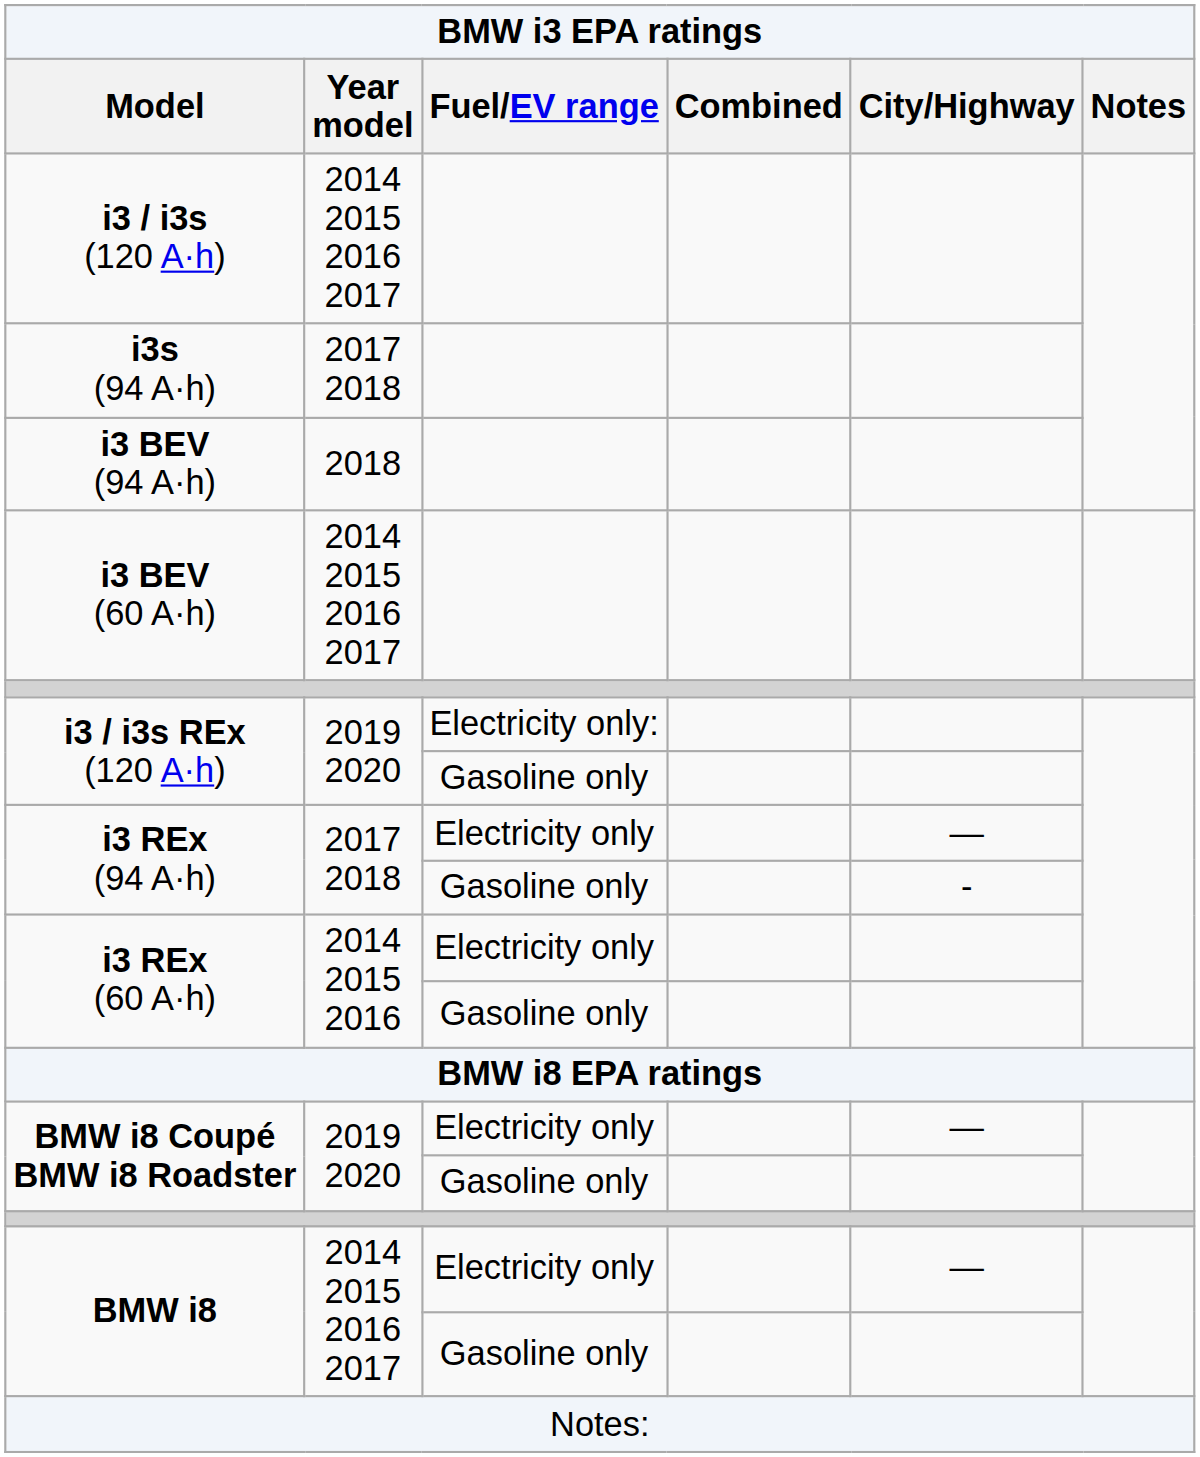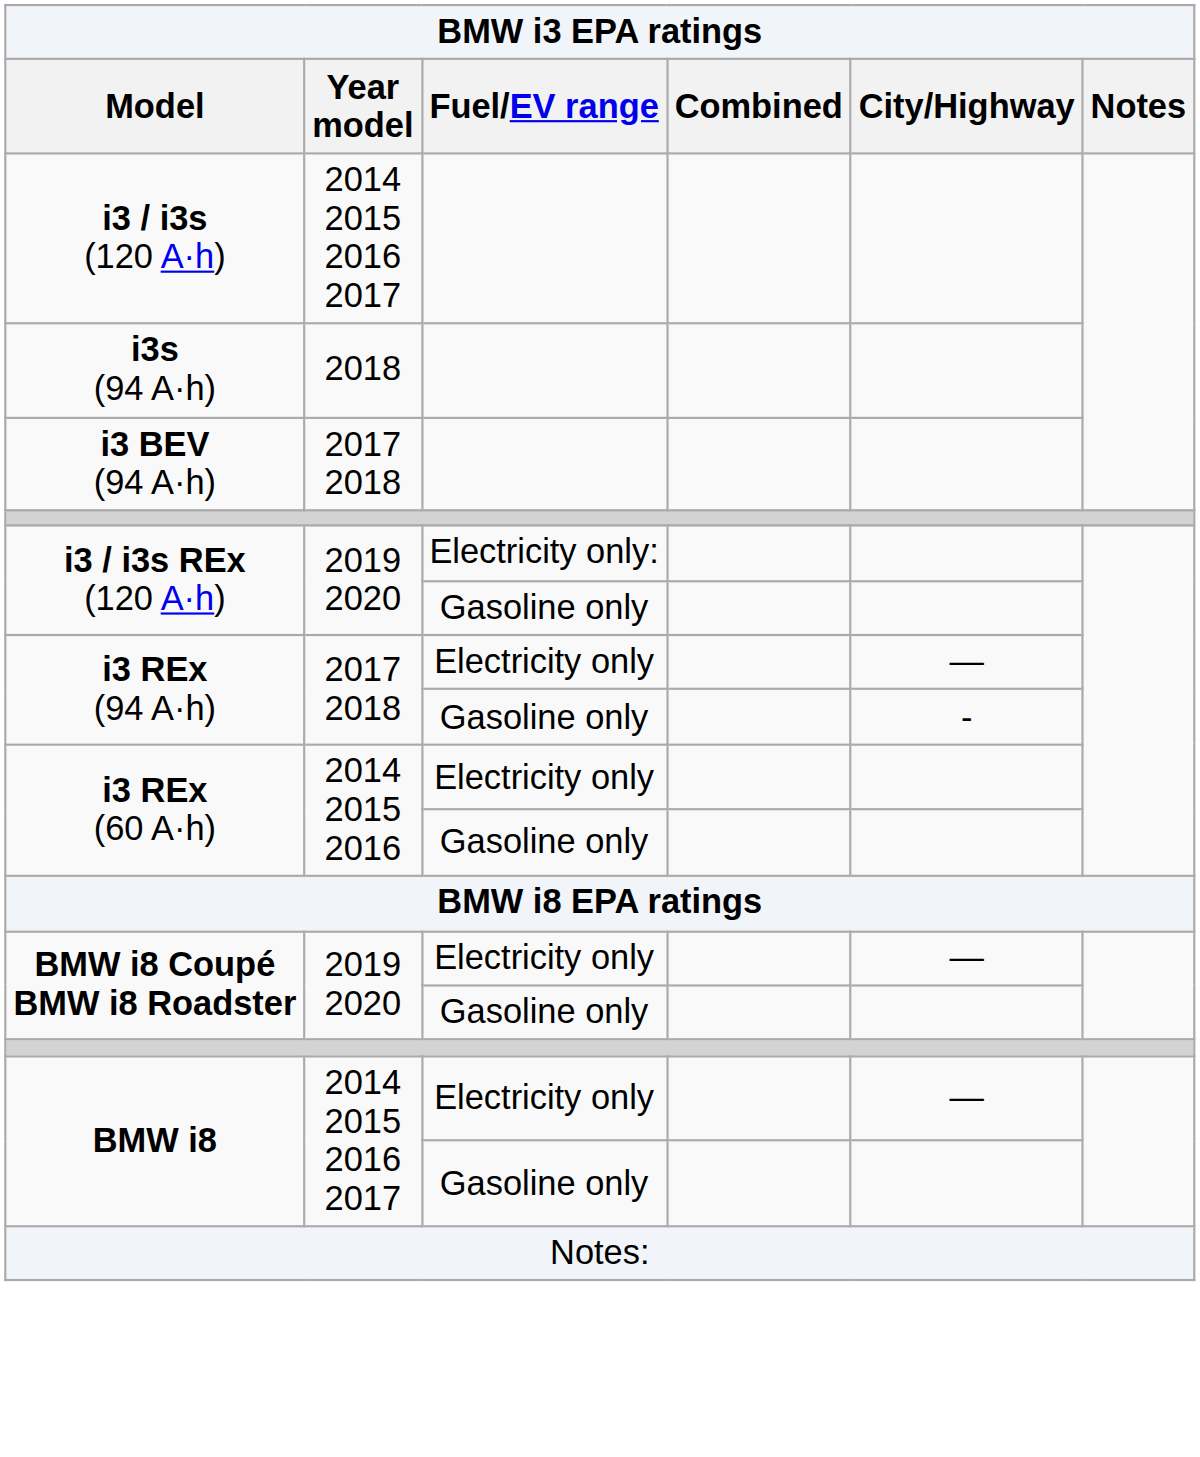(363, 369) 2017 2018 -> (363, 369) 2018
(363, 462) 2018 -> (363, 462) 2017 2018
- row: (155, 594)
